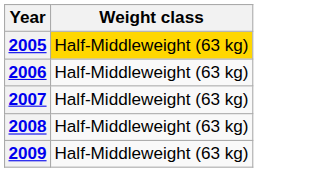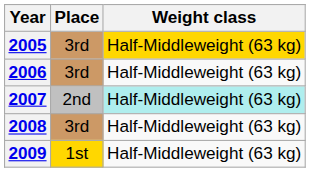+ column: (77, 18)
(152, 99) no background -> (204, 99) paleturquoise background
